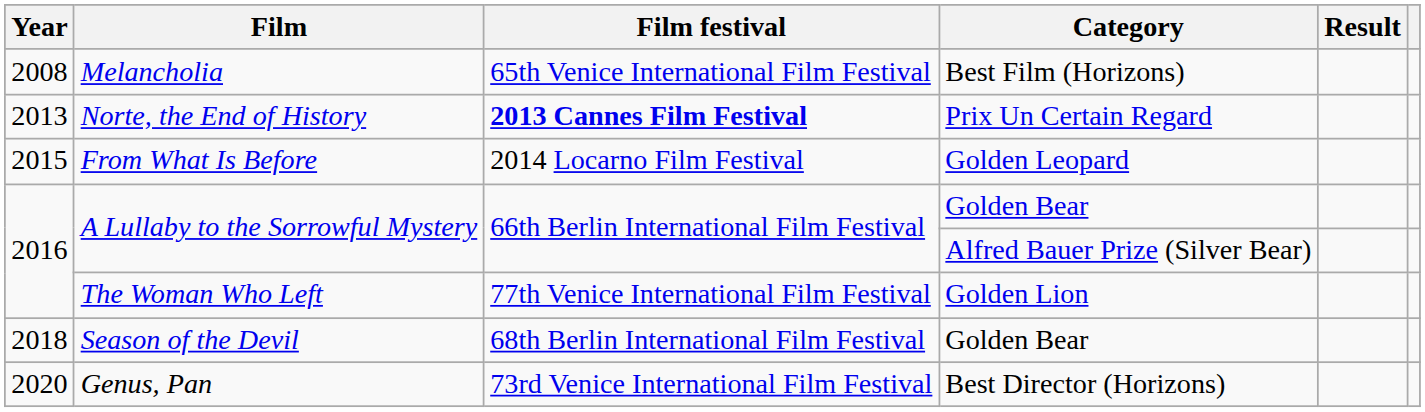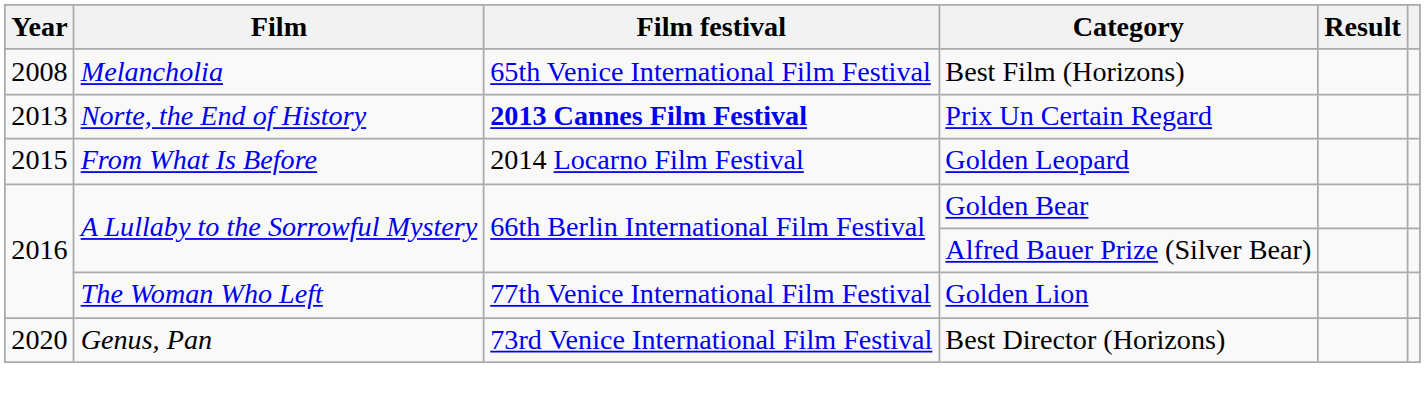- row: (190, 339)
